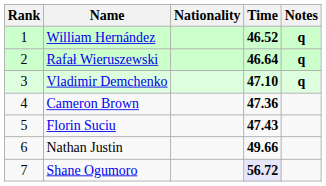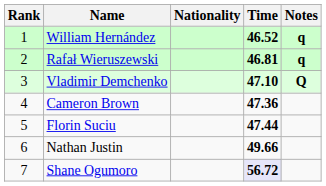(263, 59) 46.64 -> (263, 59) 46.81
(301, 81) q -> (301, 81) Q
(263, 125) 47.43 -> (263, 125) 47.44
